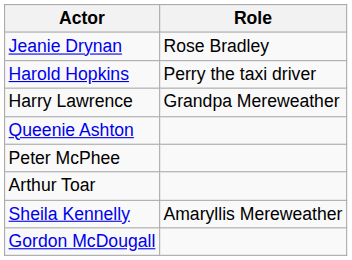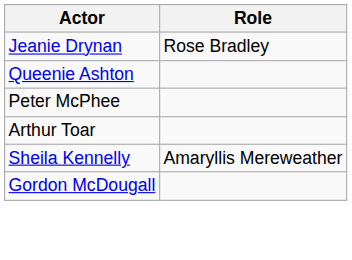- row: (69, 74)
- row: (71, 102)
